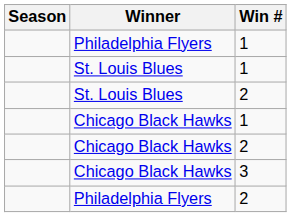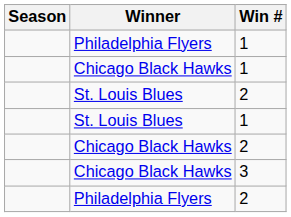rows swapped: (128, 69) <-> (153, 120)
